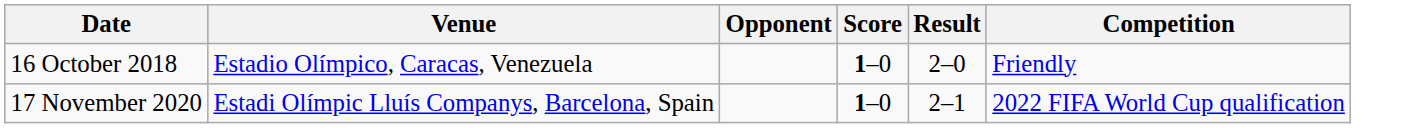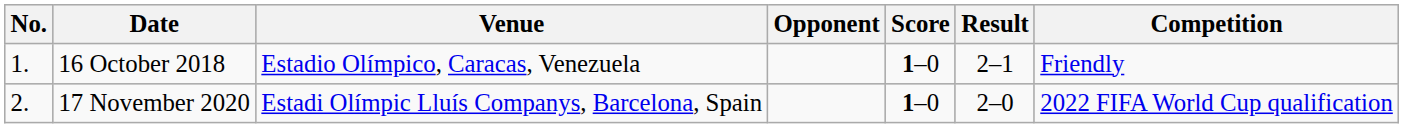+ column: (29, 24)
(947, 63) 2–0 -> (995, 63) 2–1
(947, 102) 2–1 -> (995, 102) 2–0
